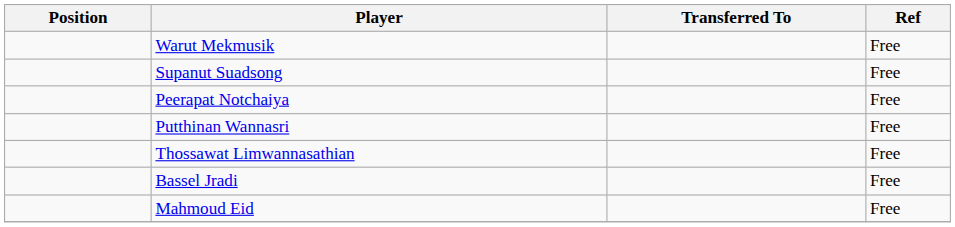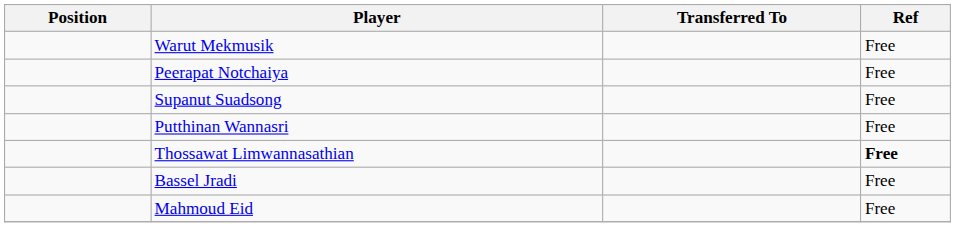rows swapped: (219, 72) <-> (222, 99)
(885, 153) normal -> (881, 153) bold
